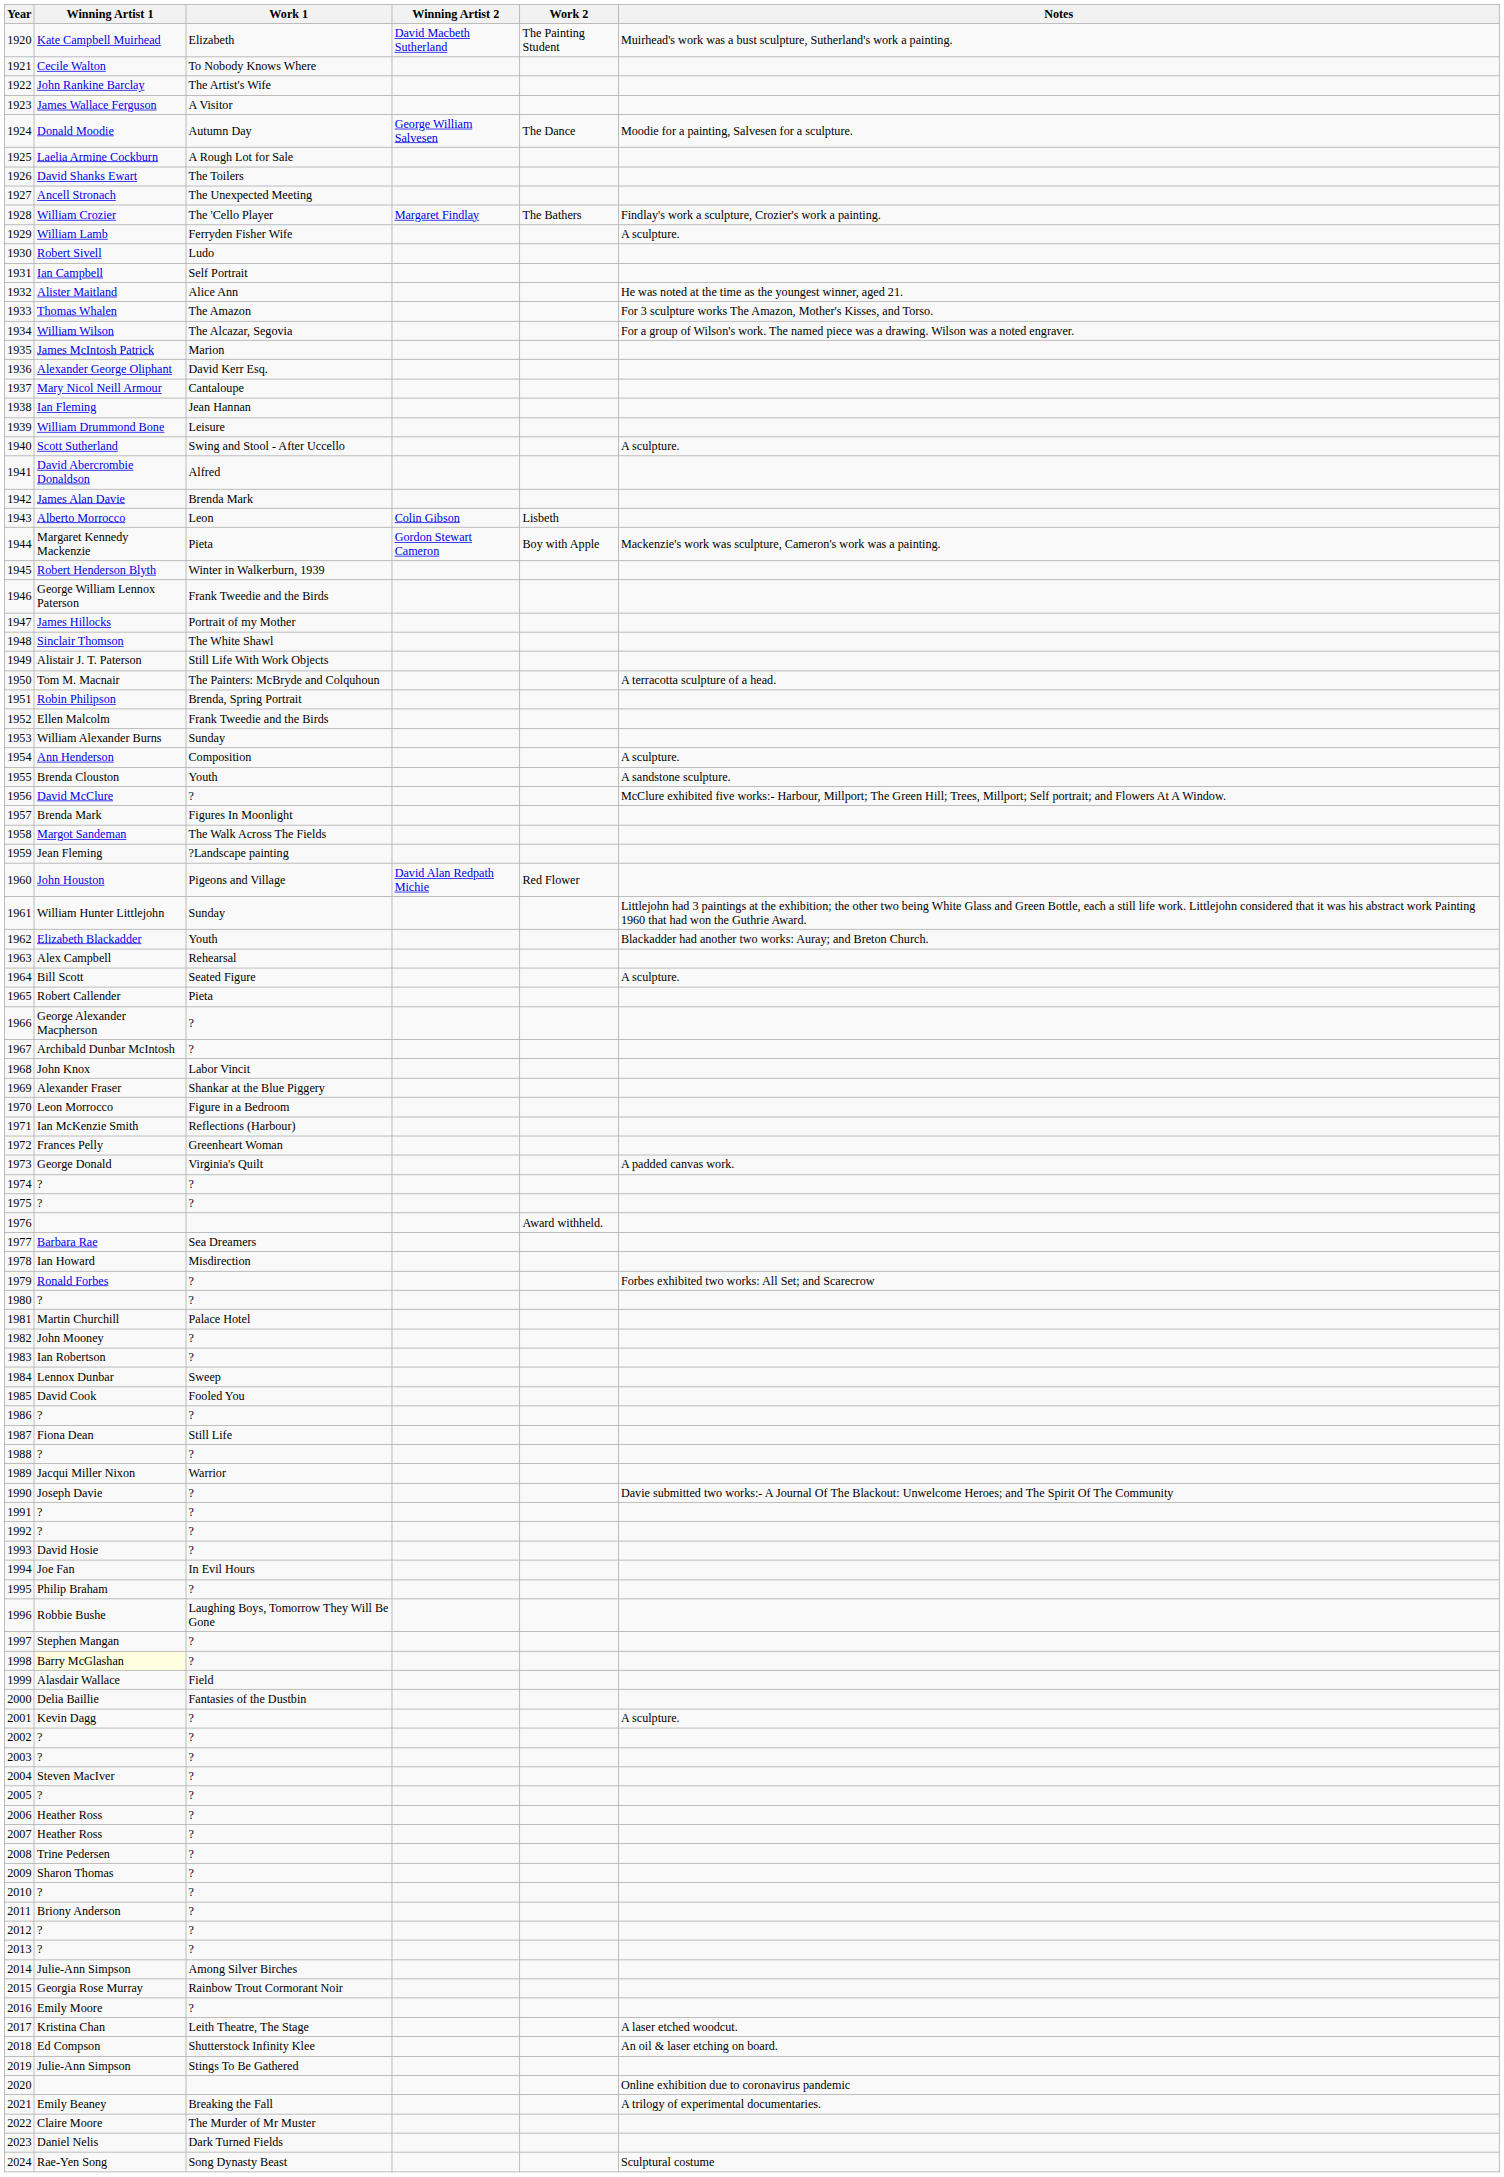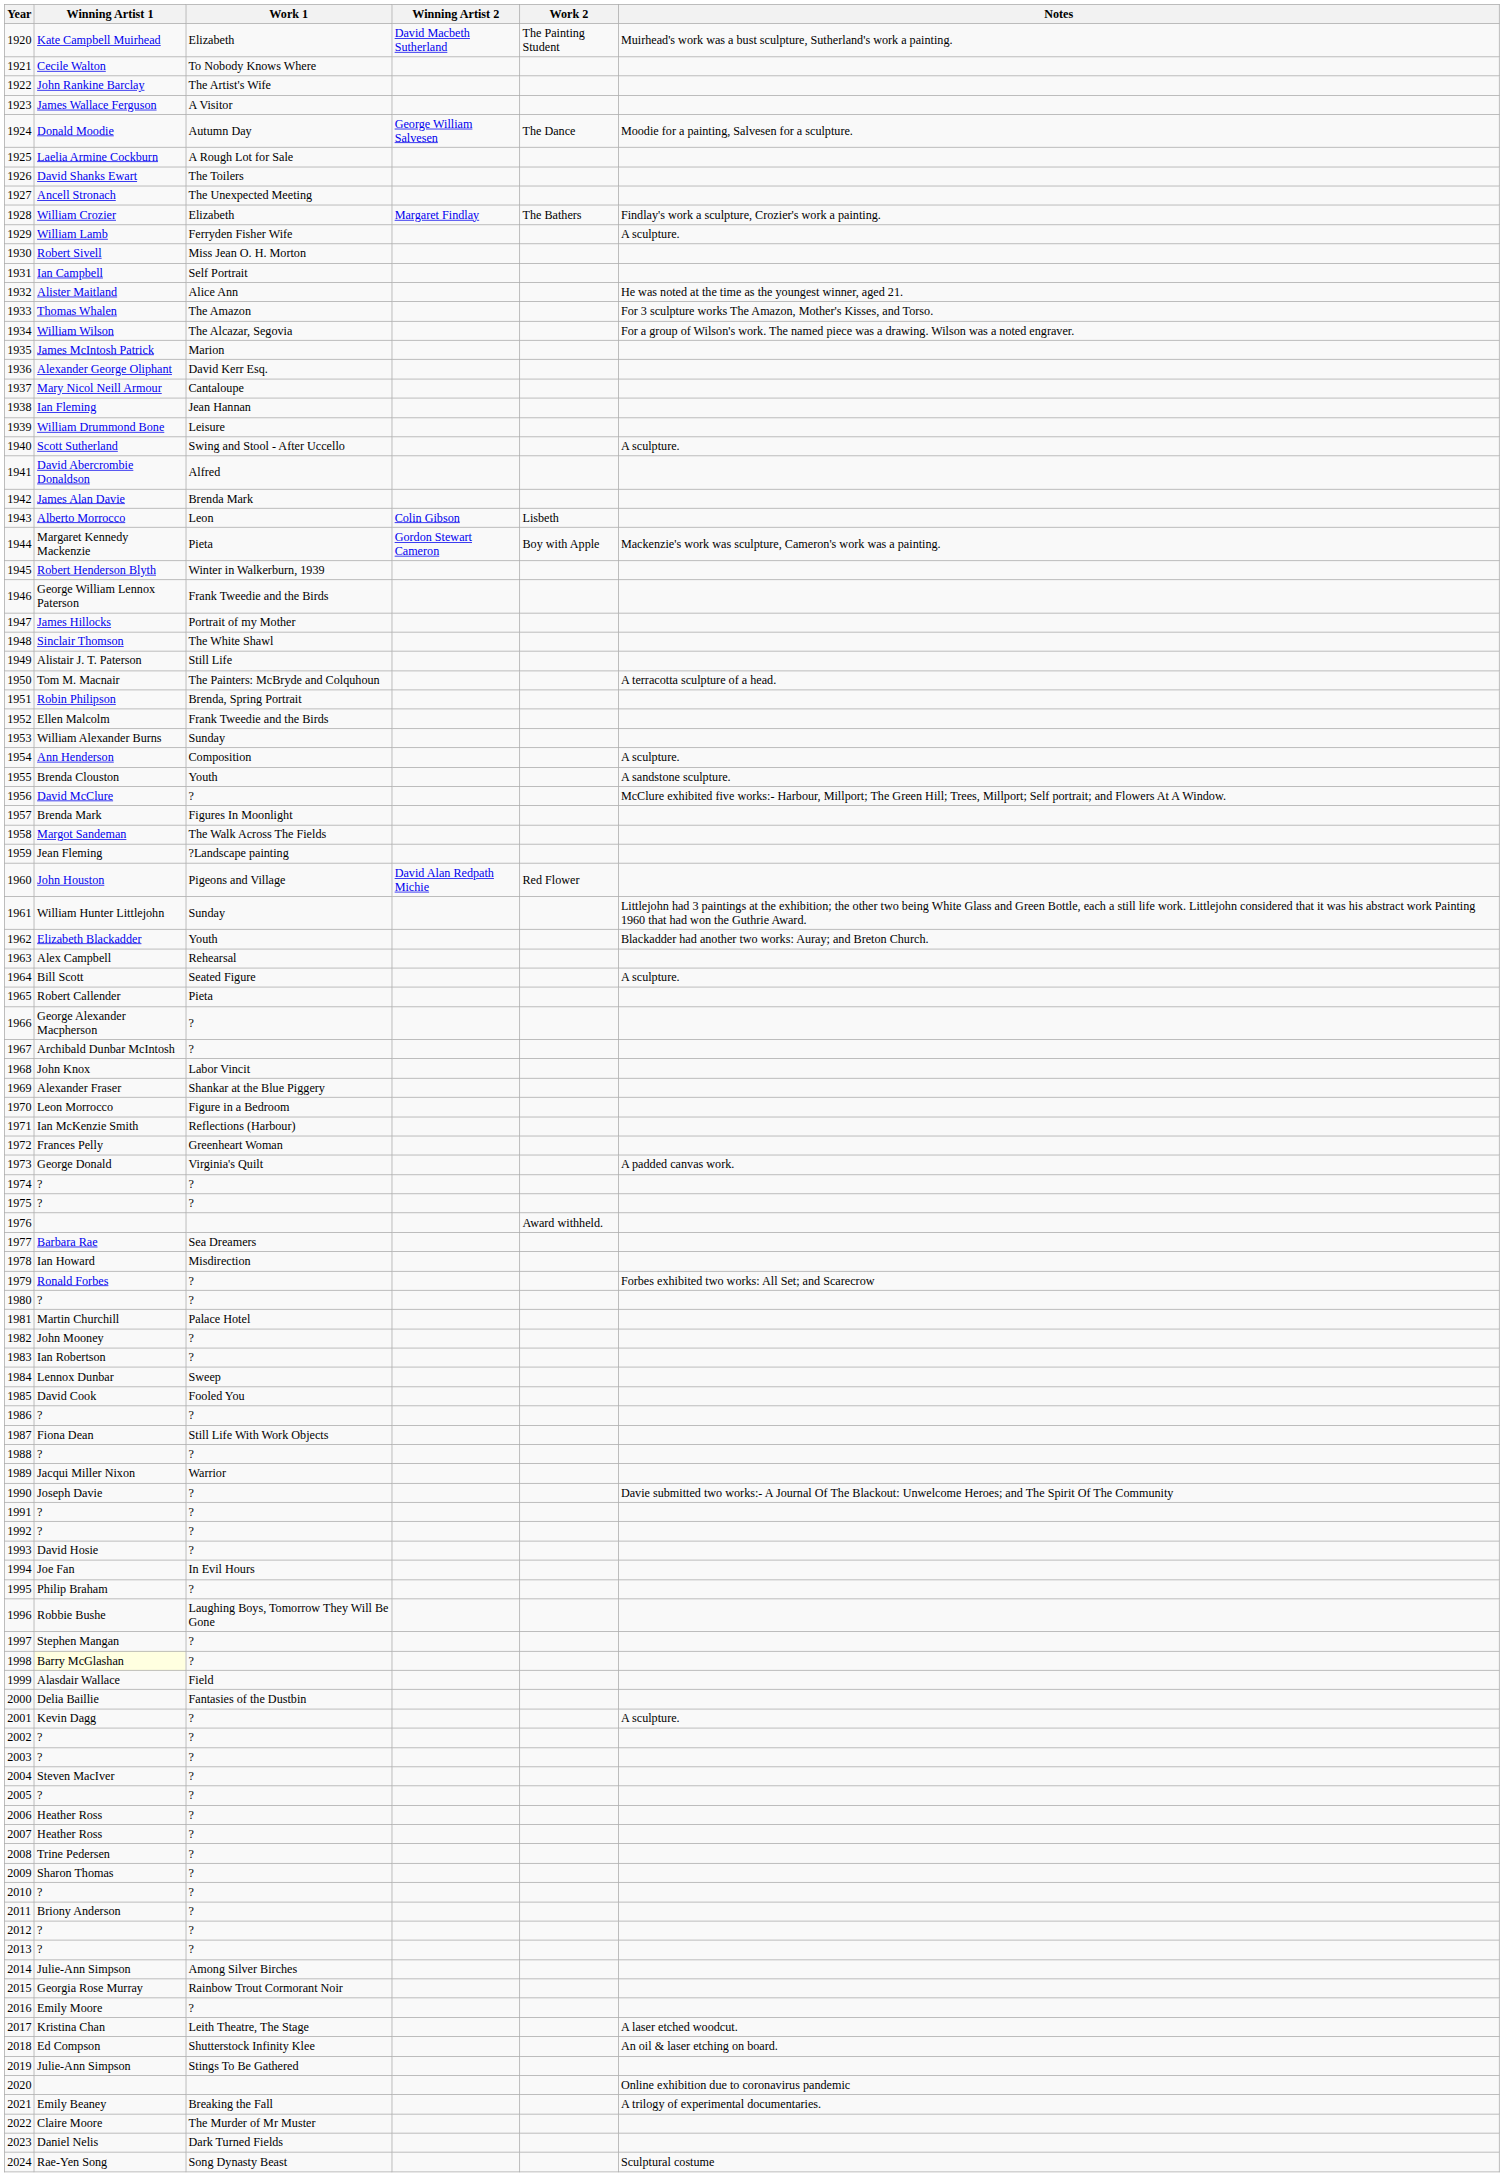(231, 215) The 'Cello Player -> (211, 215) Elizabeth
(201, 253) Ludo -> (247, 253) Miss Jean O. H. Morton
(258, 661) Still Life With Work Objects -> (210, 661) Still Life
(210, 1434) Still Life -> (258, 1434) Still Life With Work Objects
